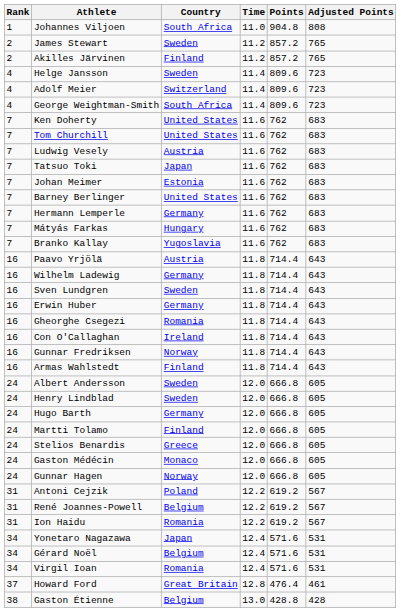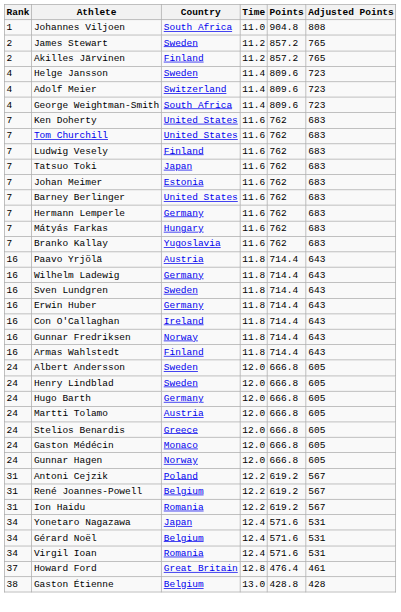(184, 151) Austria -> (184, 151) Finland
- row: (79, 321)
(184, 430) Finland -> (184, 414) Austria
